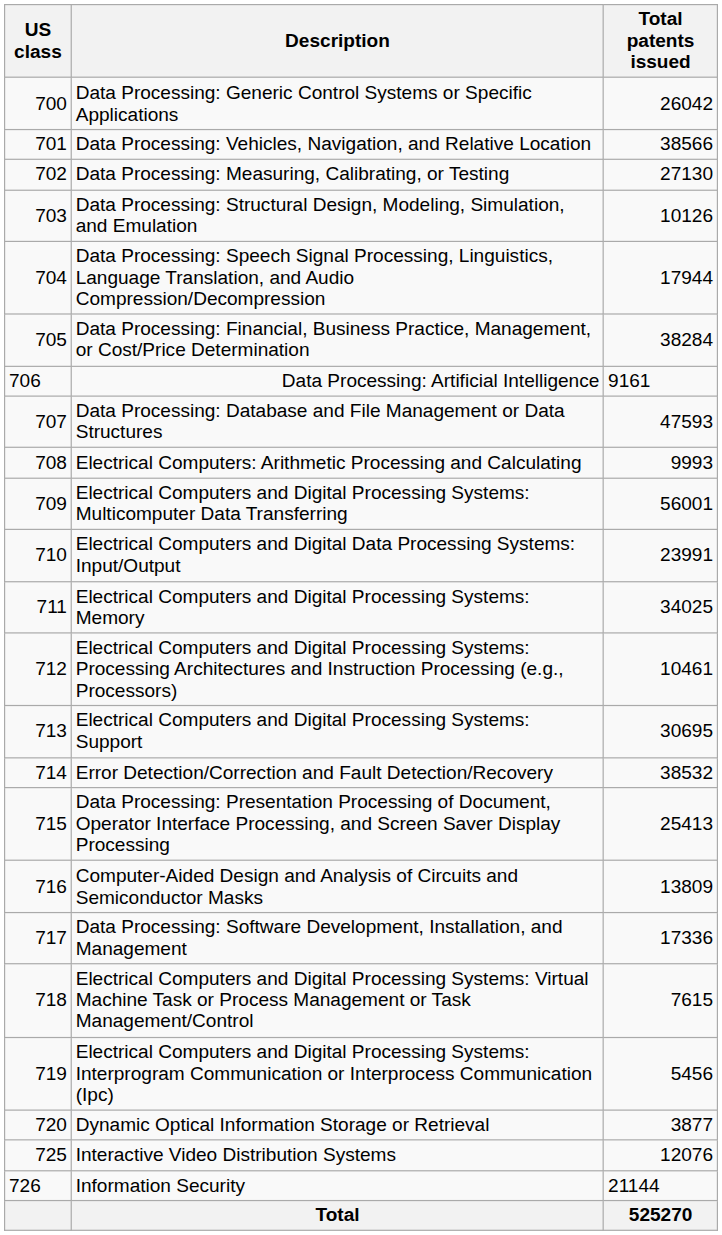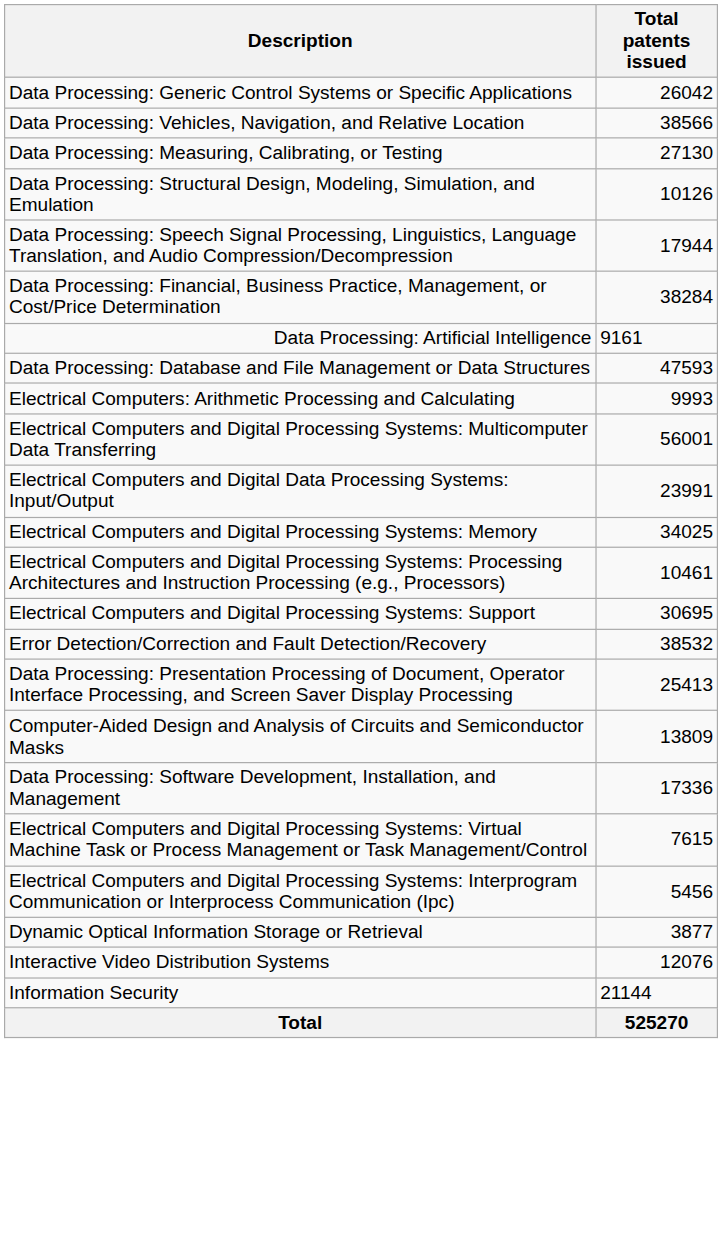- column: (38, 41)
